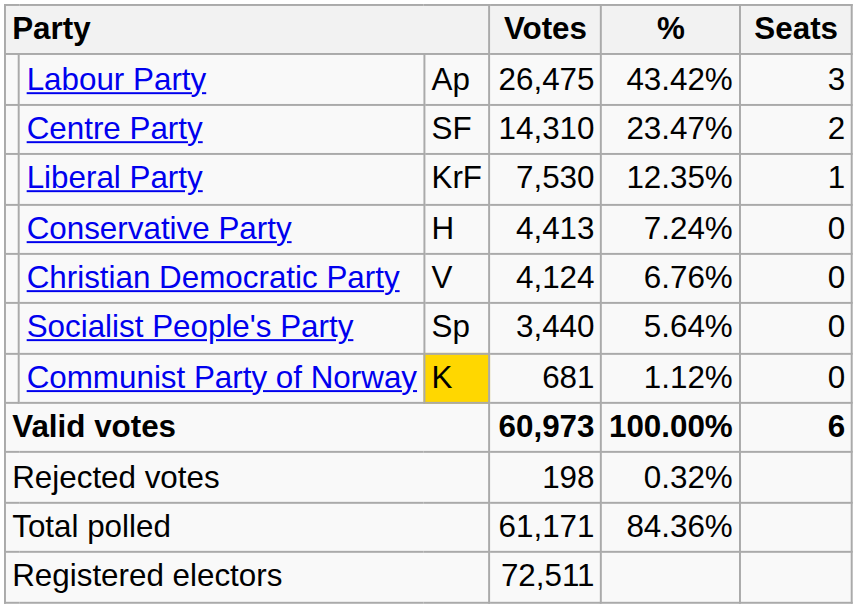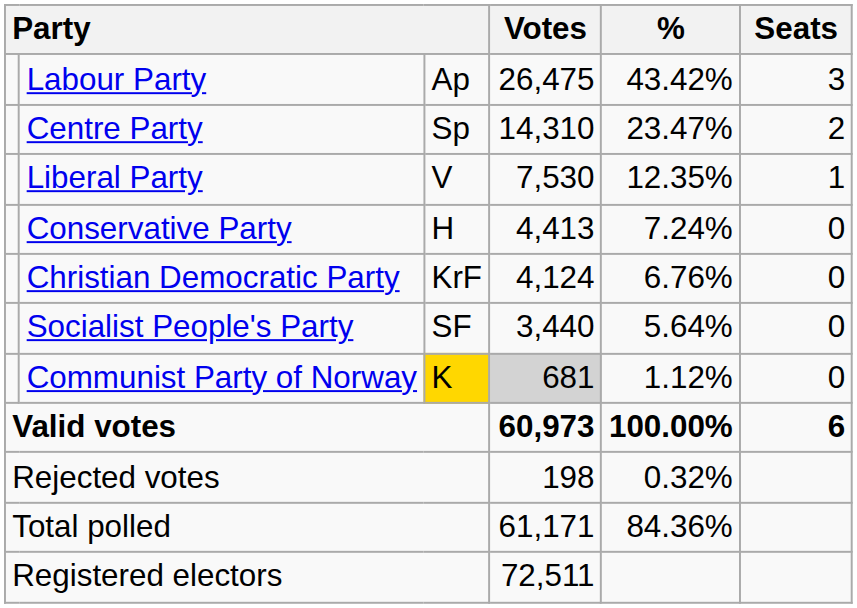(452, 128) SF -> (451, 128) Sp
(457, 178) KrF -> (442, 178) V
(442, 278) V -> (457, 278) KrF
(451, 327) Sp -> (452, 327) SF
(568, 377) no background -> (568, 377) lightgrey background
